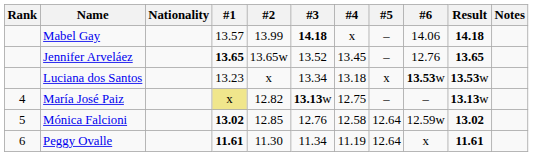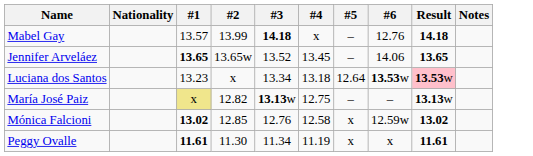- column: (22, 15)
(426, 36) 14.06 -> (390, 36) 12.76
(426, 57) 12.76 -> (390, 57) 14.06
(386, 78) x -> (351, 78) 12.64
(470, 78) no background -> (434, 78) pink background
(386, 120) 12.64 -> (351, 120) x
(386, 141) 12.64 -> (351, 141) x
